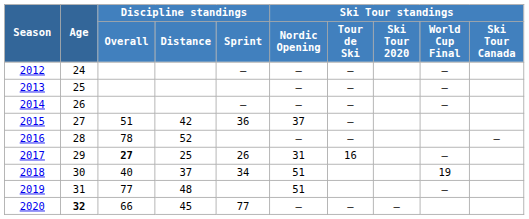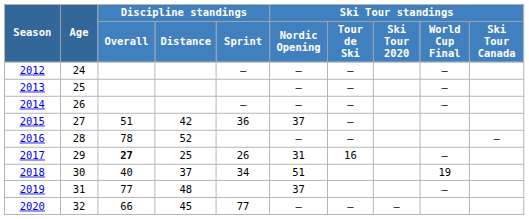(299, 190) 51 -> (299, 190) 37
(79, 207) bold -> (79, 207) normal
